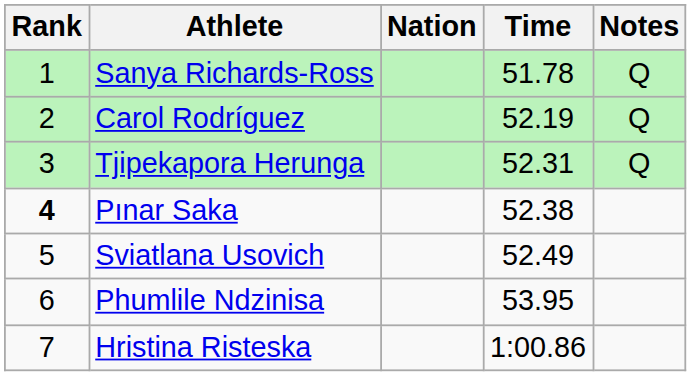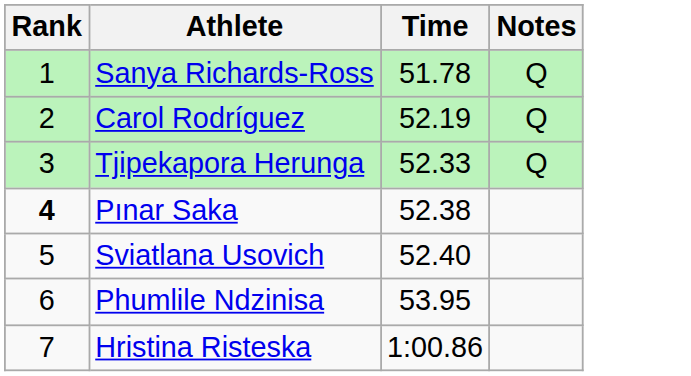- column: (432, 27)
(538, 164) 52.31 -> (435, 164) 52.33
(538, 255) 52.49 -> (435, 255) 52.40
